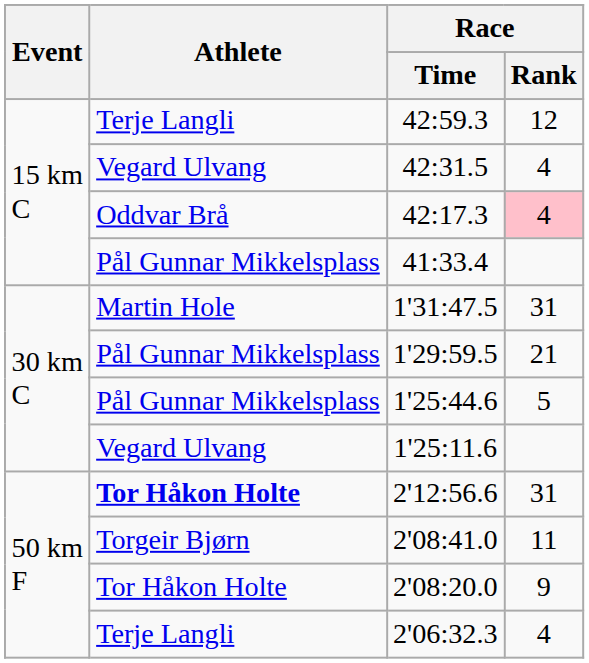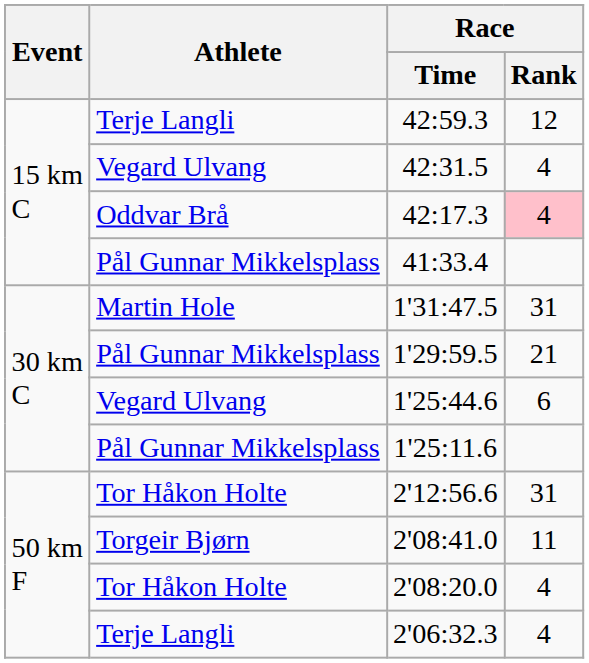(238, 400) Pål Gunnar Mikkelsplass -> (181, 400) Vegard Ulvang
(544, 400) 5 -> (544, 400) 6
(181, 447) Vegard Ulvang -> (238, 447) Pål Gunnar Mikkelsplass
(198, 493) bold -> (192, 493) normal
(544, 586) 9 -> (544, 586) 4
